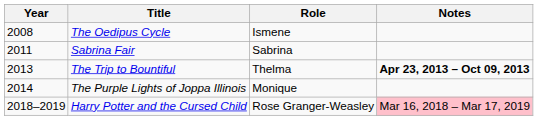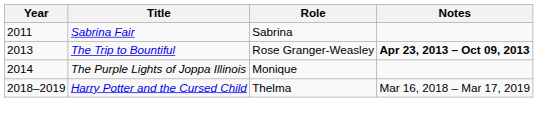- row: (121, 32)
(272, 69) Thelma -> (313, 50) Rose Granger-Weasley
(313, 106) Rose Granger-Weasley -> (272, 87) Thelma
(455, 106) pink background -> (455, 87) no background
